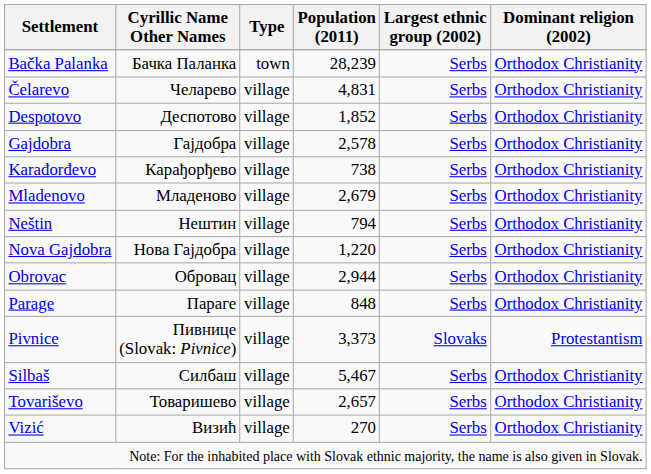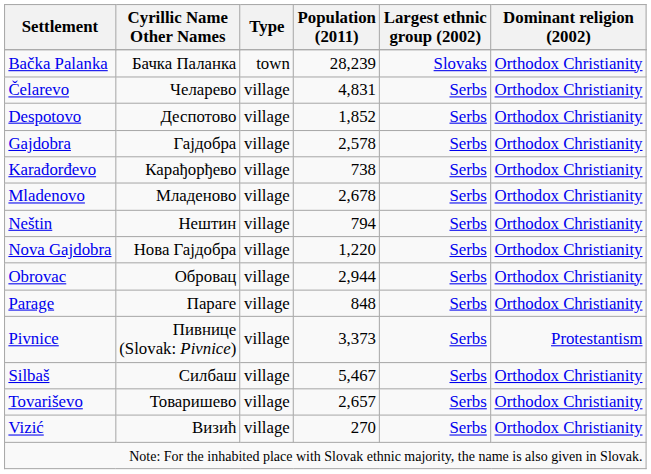(468, 63) Serbs -> (460, 63) Slovaks
(357, 196) 2,679 -> (357, 196) 2,678
(460, 339) Slovaks -> (468, 339) Serbs
